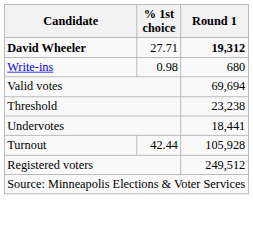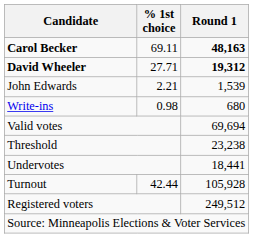+ row: (42, 47)
+ row: (42, 86)
